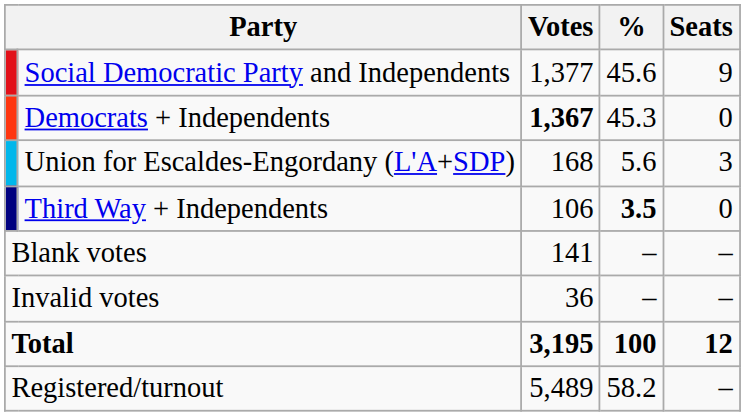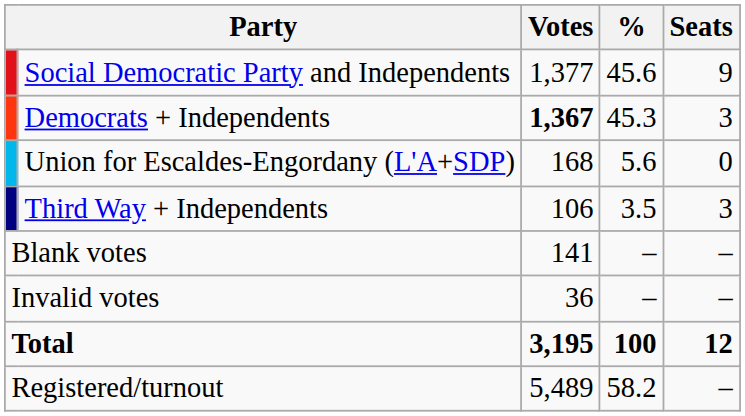(726, 117) 0 -> (726, 117) 3
(726, 162) 3 -> (726, 162) 0
(639, 207) bold -> (639, 207) normal
(726, 207) 0 -> (726, 207) 3
